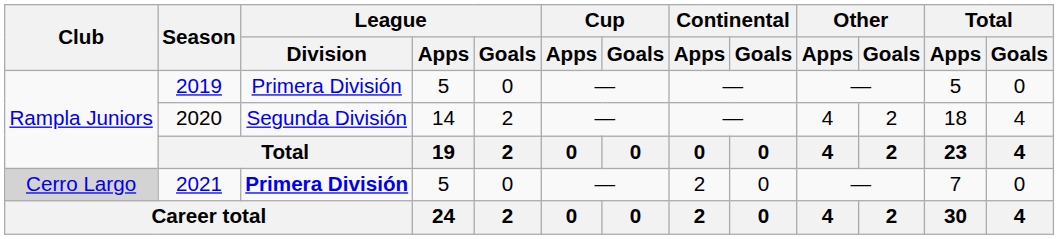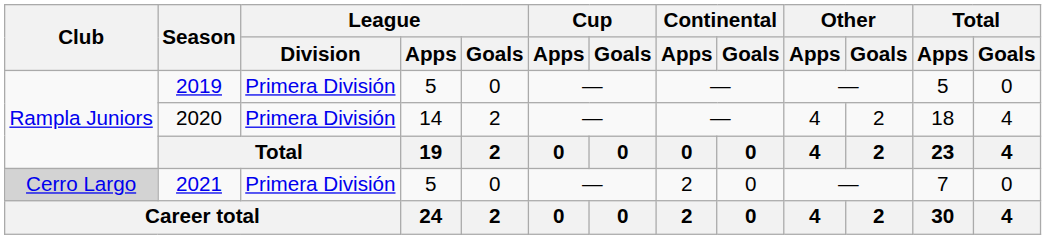(327, 119) Segunda División -> (320, 119) Primera División
(327, 184) bold -> (320, 184) normal
